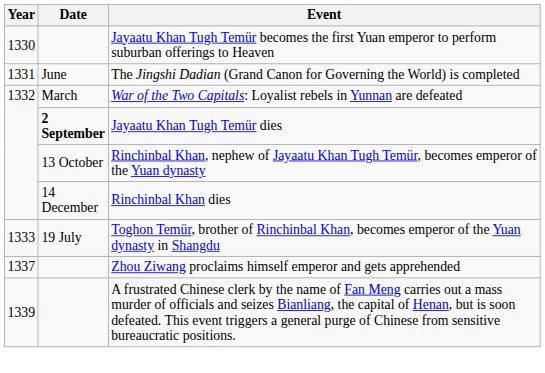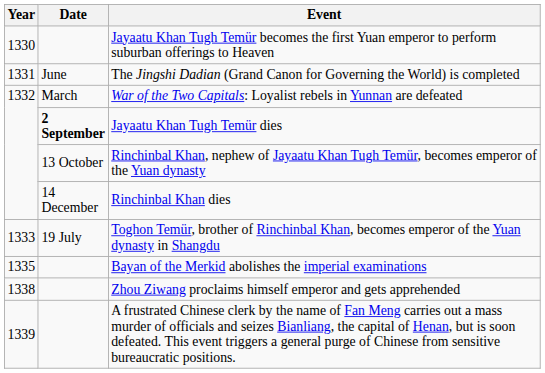+ row: (269, 267)
(21, 267) 1337 -> (21, 289) 1338
